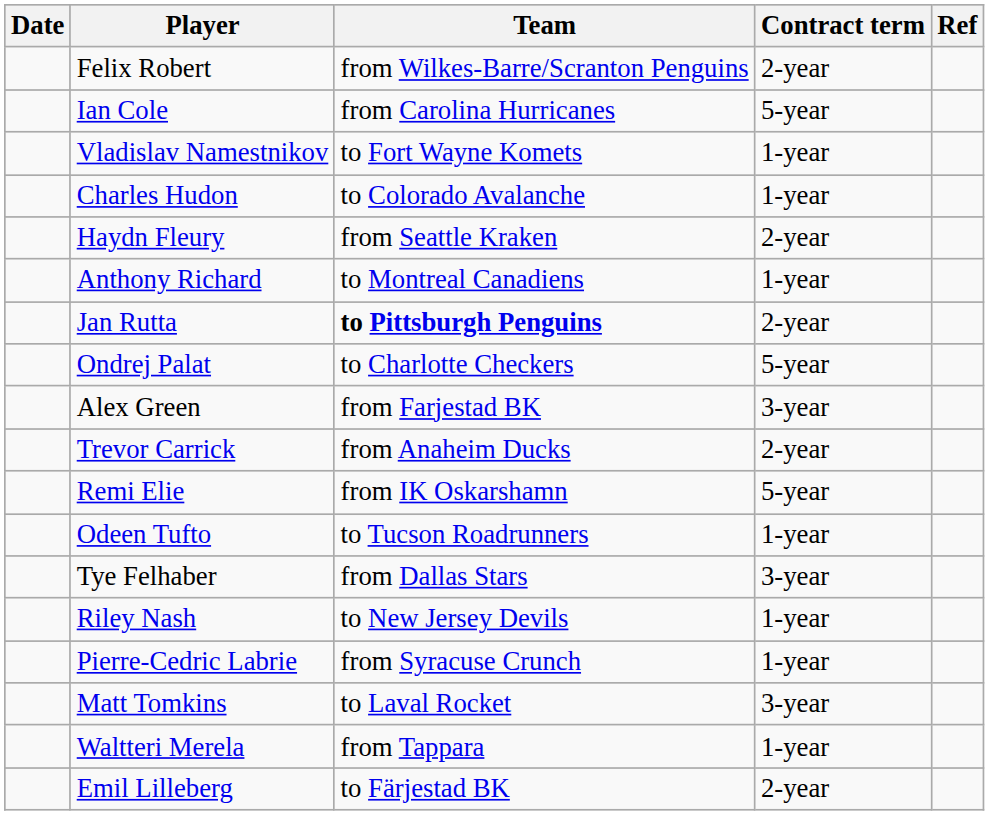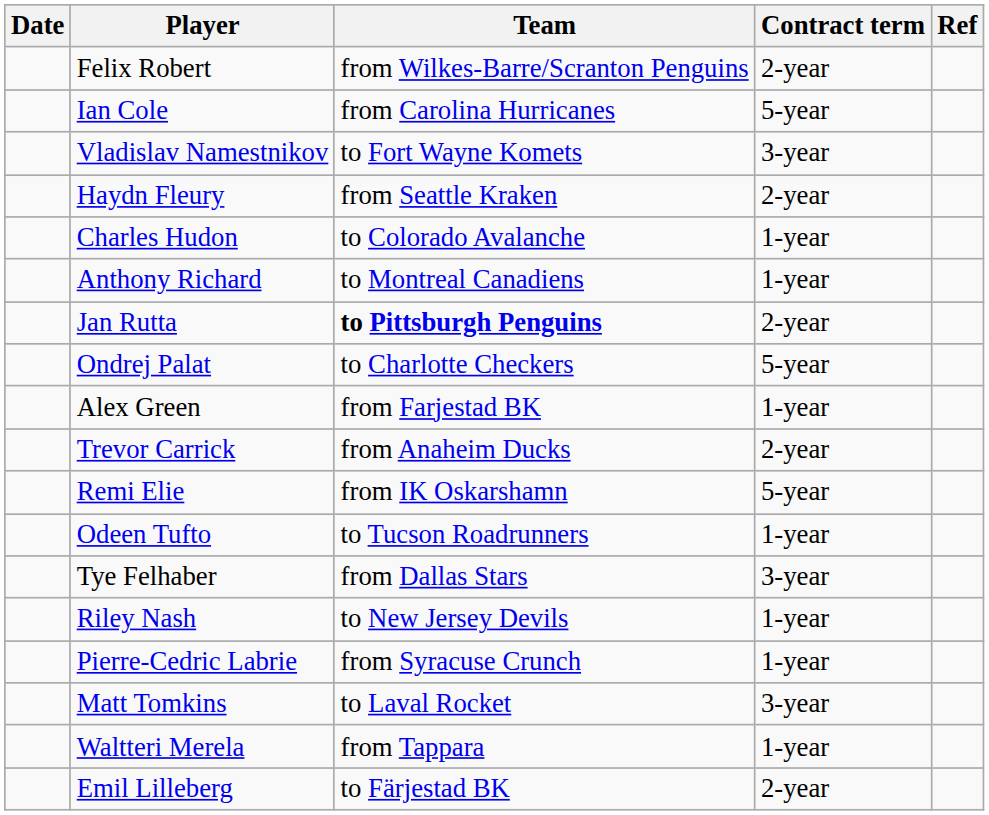(795, 152) 1-year -> (795, 152) 3-year
rows swapped: (151, 237) <-> (157, 195)
(795, 407) 3-year -> (795, 407) 1-year
